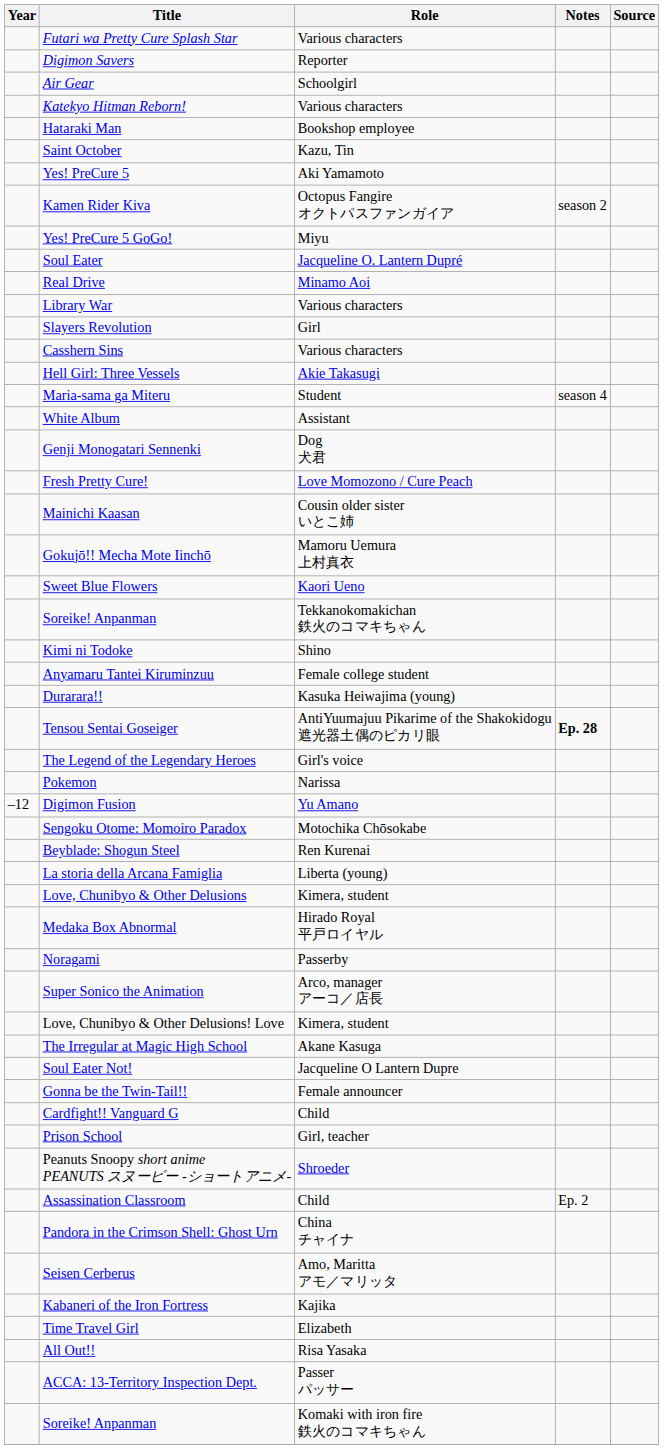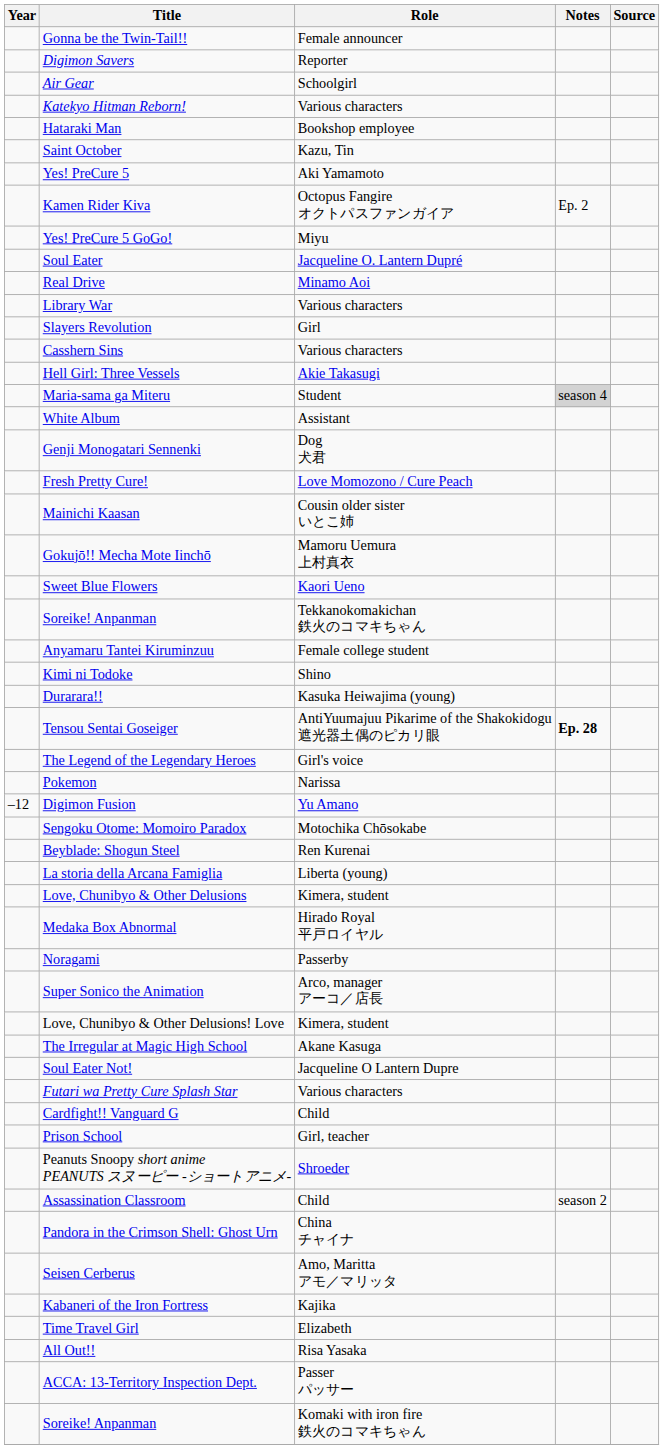rows swapped: (140, 38) <-> (115, 1091)
(583, 205) season 2 -> (573, 205) Ep. 2
(583, 395) no background -> (583, 395) lightgrey background
rows swapped: (128, 673) <-> (88, 651)
(573, 1200) Ep. 2 -> (583, 1200) season 2
